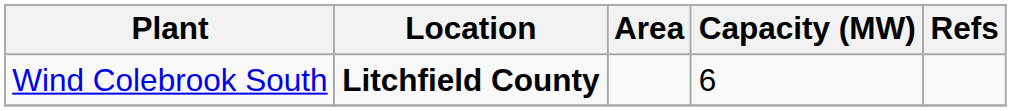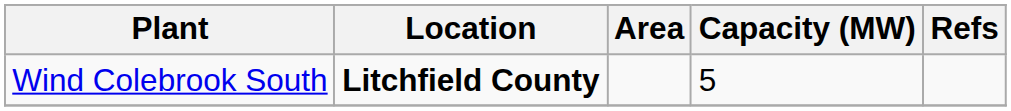(707, 79) 6 -> (707, 79) 5
